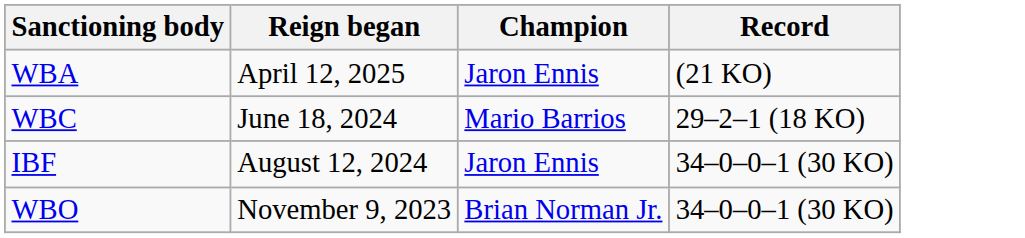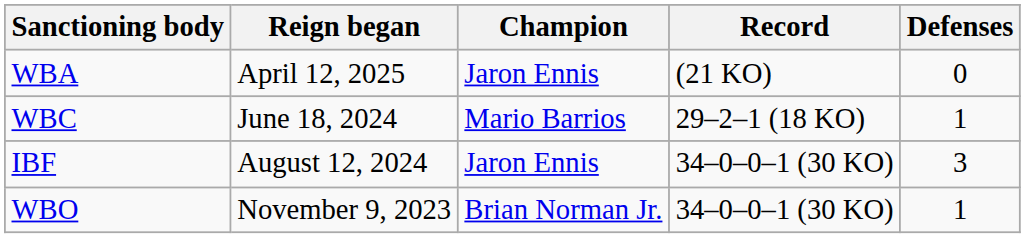+ column: (960, 27)
